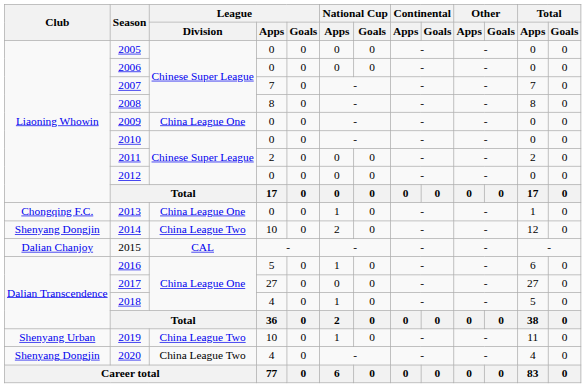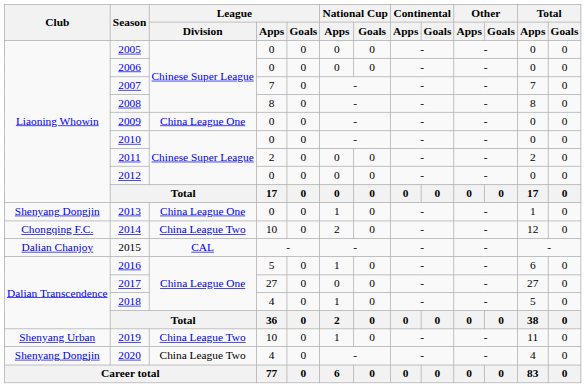(57, 211) Chongqing F.C. -> (57, 211) Shenyang Dongjin
(57, 229) Shenyang Dongjin -> (57, 229) Chongqing F.C.
